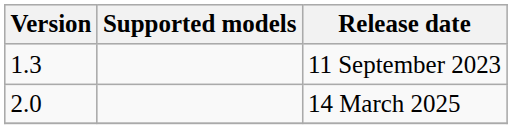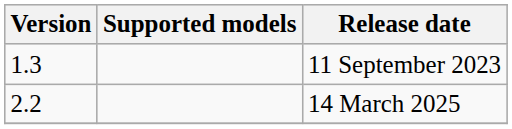(26, 103) 2.0 -> (26, 103) 2.2
